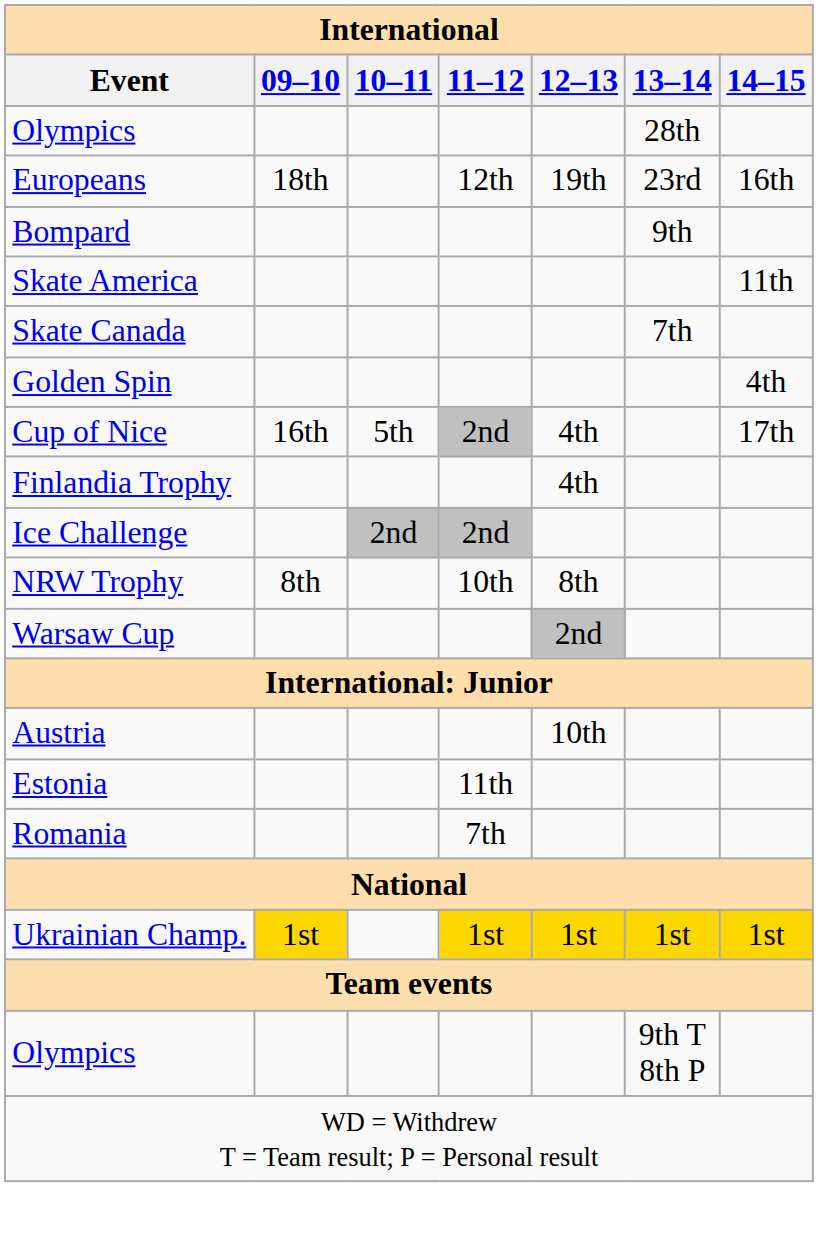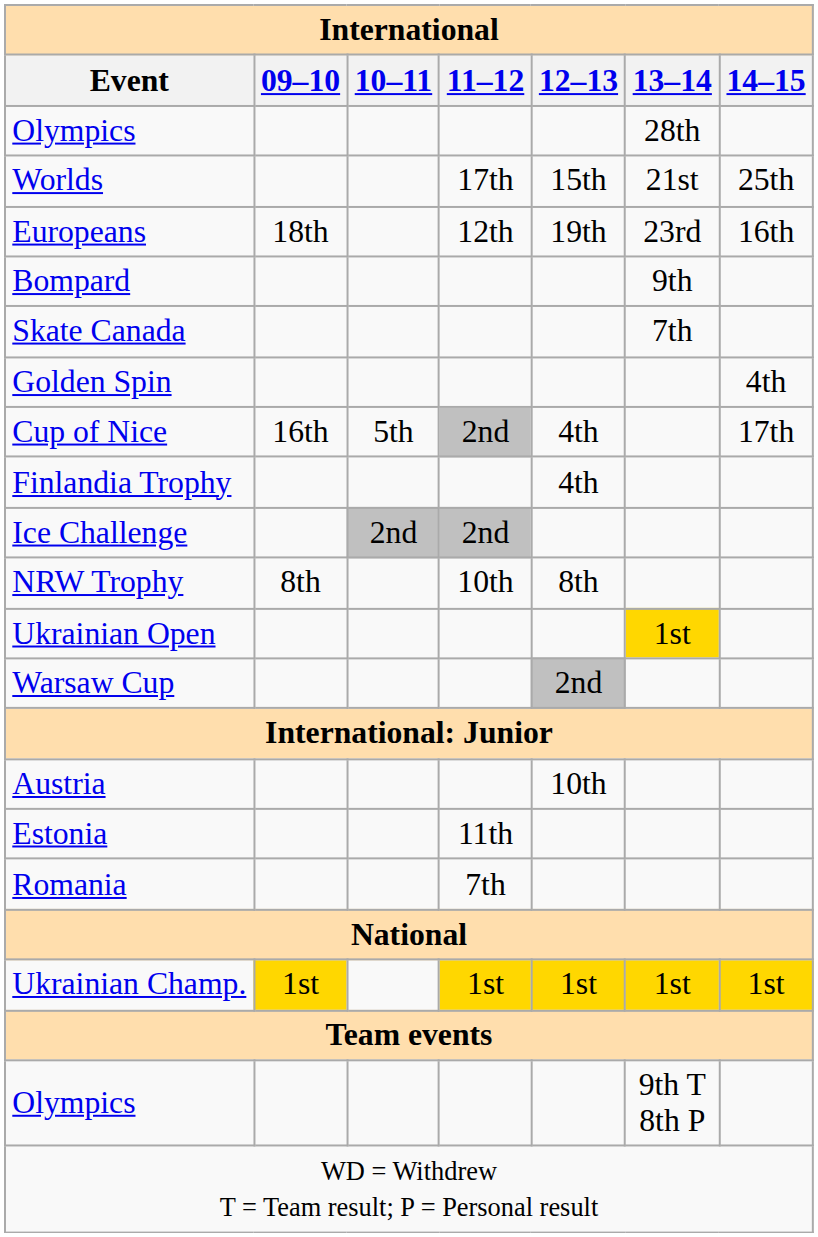+ row: (58, 180)
- row: (105, 280)
+ row: (114, 632)
